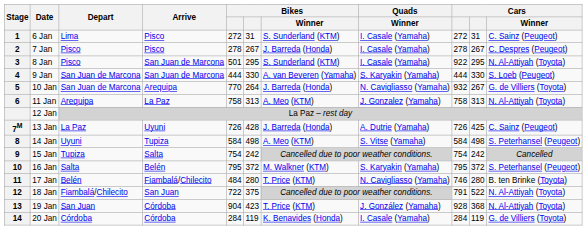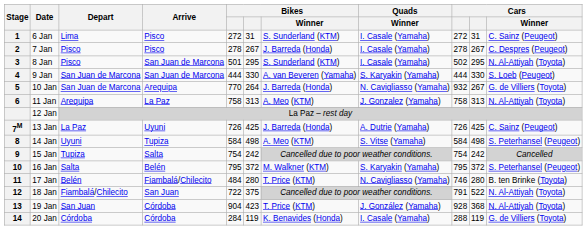(460, 62) 922 -> (460, 62) 502
(252, 127) 428 -> (252, 127) 425
(460, 218) 284 -> (460, 218) 288
